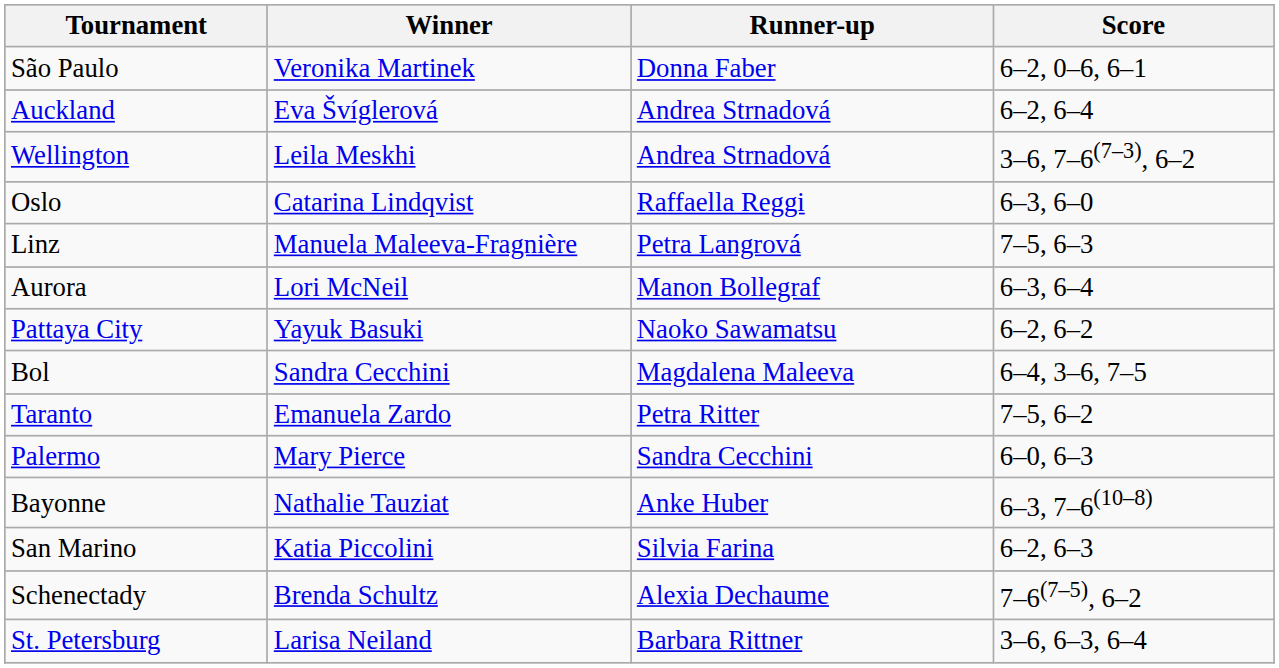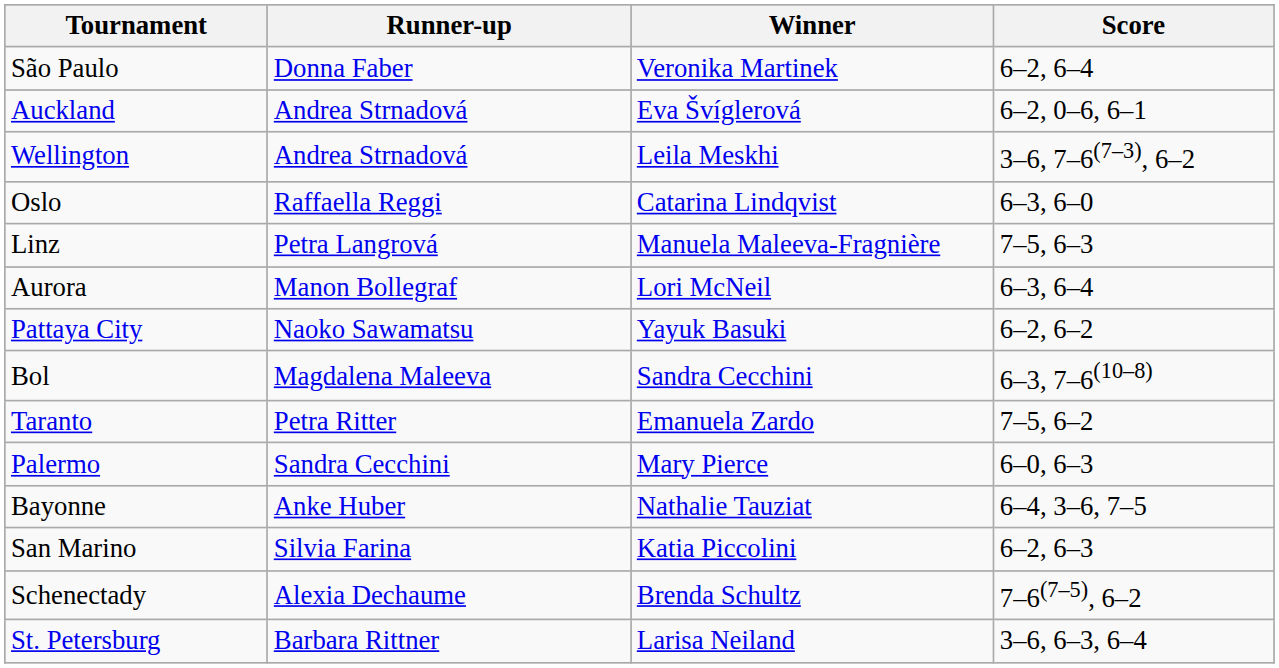columns swapped: (449, 25) <-> (812, 25)
(1073, 68) 6–2, 0–6, 6–1 -> (1047, 68) 6–2, 6–4
(1047, 110) 6–2, 6–4 -> (1073, 110) 6–2, 0–6, 6–1
(1073, 371) 6–4, 3–6, 7–5 -> (1076, 375) 6–3, 7–6(10–8)
(1076, 502) 6–3, 7–6(10–8) -> (1073, 506) 6–4, 3–6, 7–5
